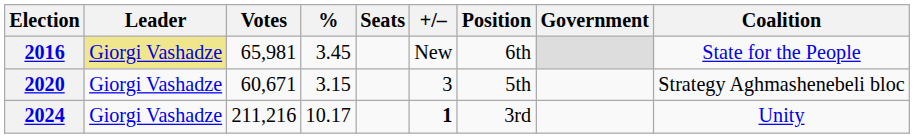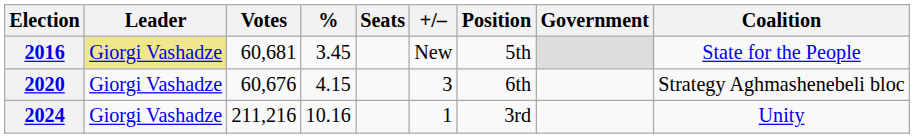(269, 52) 65,981 -> (269, 52) 60,681
(518, 52) 6th -> (518, 52) 5th
(269, 84) 60,671 -> (269, 84) 60,676
(333, 84) 3.15 -> (333, 84) 4.15
(518, 84) 5th -> (518, 84) 6th
(328, 116) 10.17 -> (328, 116) 10.16
(447, 116) bold -> (447, 116) normal
